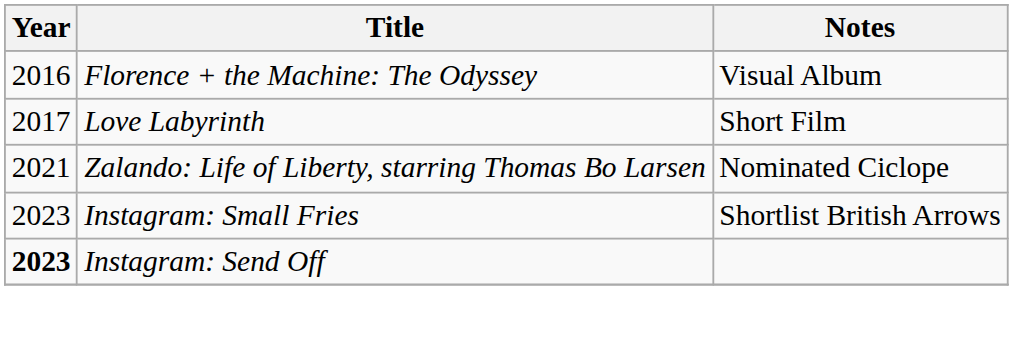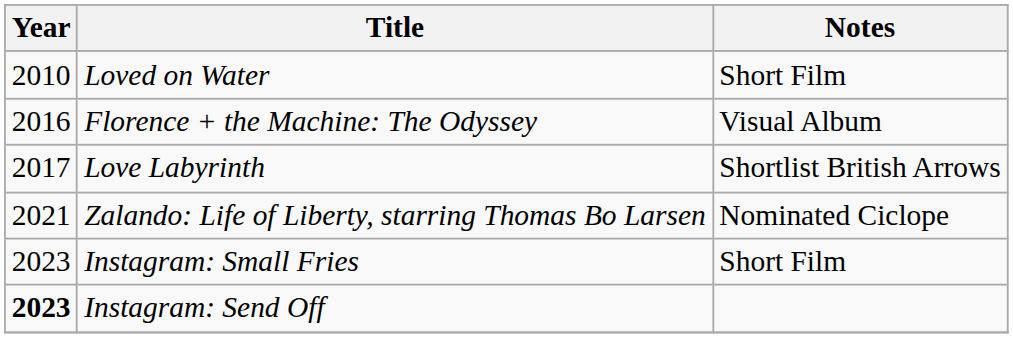+ row: (177, 74)
(783, 121) Short Film -> (860, 167) Shortlist British Arrows
(860, 214) Shortlist British Arrows -> (783, 261) Short Film
